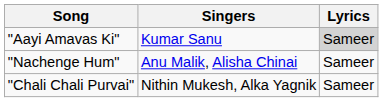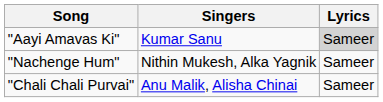(219, 62) Anu Malik, Alisha Chinai -> (229, 62) Nithin Mukesh, Alka Yagnik
(229, 86) Nithin Mukesh, Alka Yagnik -> (219, 86) Anu Malik, Alisha Chinai
